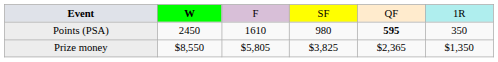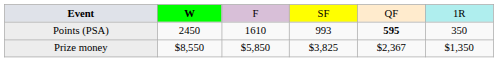(323, 31) 980 -> (323, 31) 993
(256, 48) $5,805 -> (256, 48) $5,850
(391, 48) $2,365 -> (391, 48) $2,367
